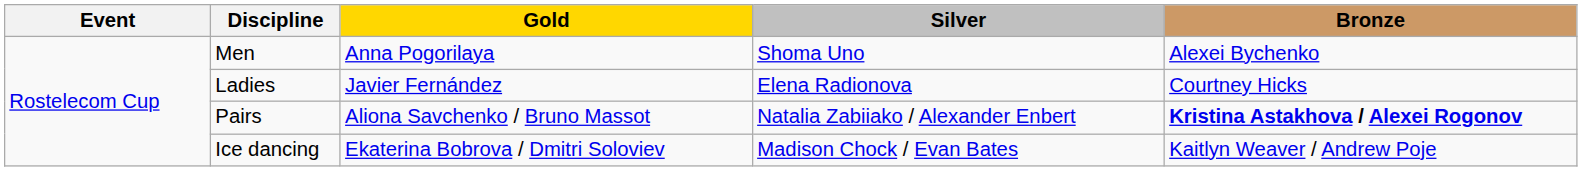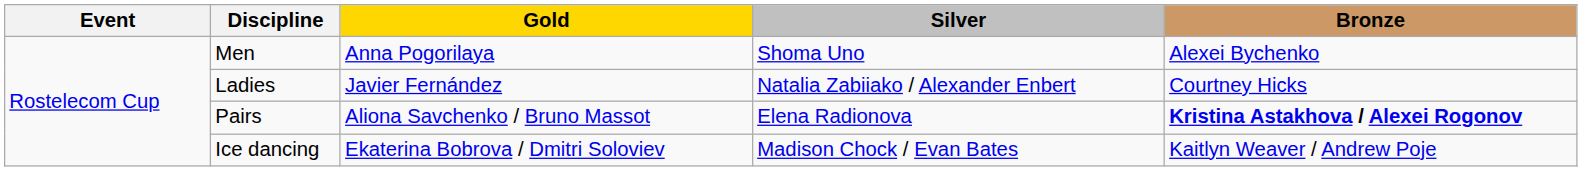(835, 85) Elena Radionova -> (916, 85) Natalia Zabiiako / Alexander Enbert
(916, 117) Natalia Zabiiako / Alexander Enbert -> (835, 117) Elena Radionova
